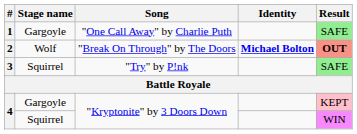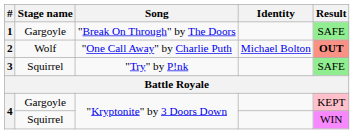(157, 31) "One Call Away" by Charlie Puth -> (157, 31) "Break On Through" by The Doors
(157, 48) "Break On Through" by The Doors -> (157, 48) "One Call Away" by Charlie Puth
(277, 48) bold -> (276, 48) normal
